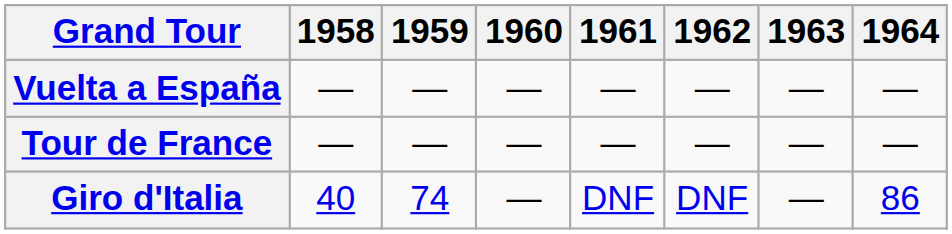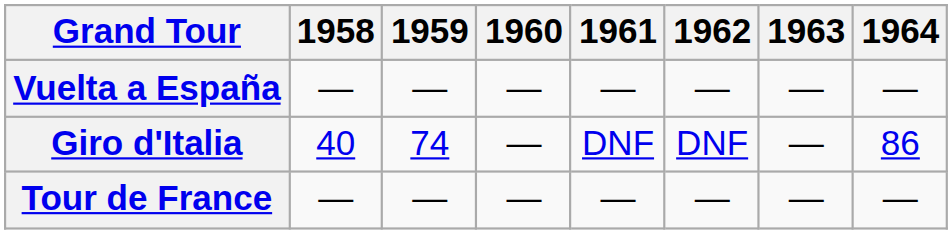rows swapped: (147, 198) <-> (147, 143)
